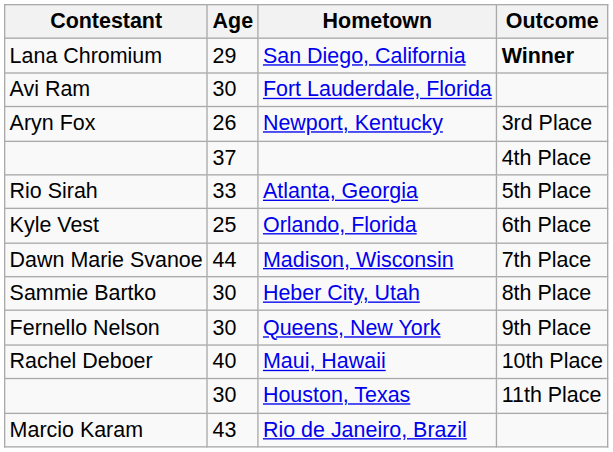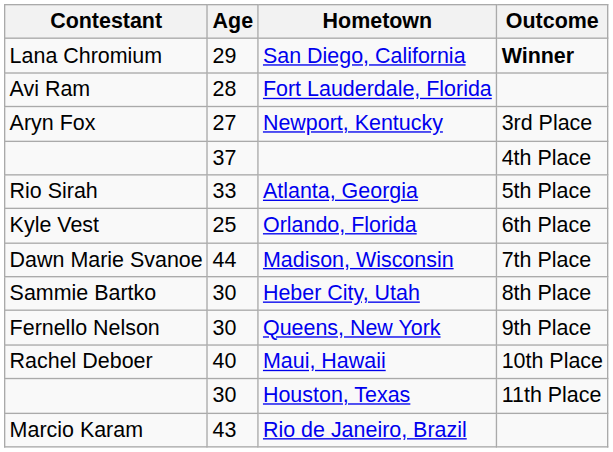(224, 89) 30 -> (224, 89) 28
(224, 123) 26 -> (224, 123) 27
